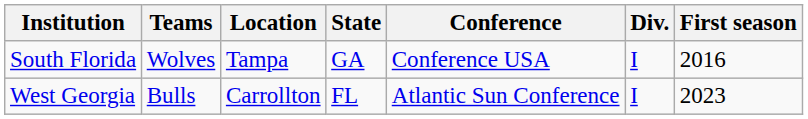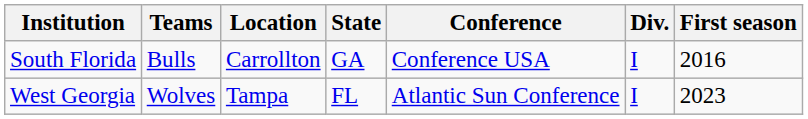(181, 59) Wolves -> (171, 59) Bulls
(257, 59) Tampa -> (273, 59) Carrollton
(171, 95) Bulls -> (181, 95) Wolves
(273, 95) Carrollton -> (257, 95) Tampa
